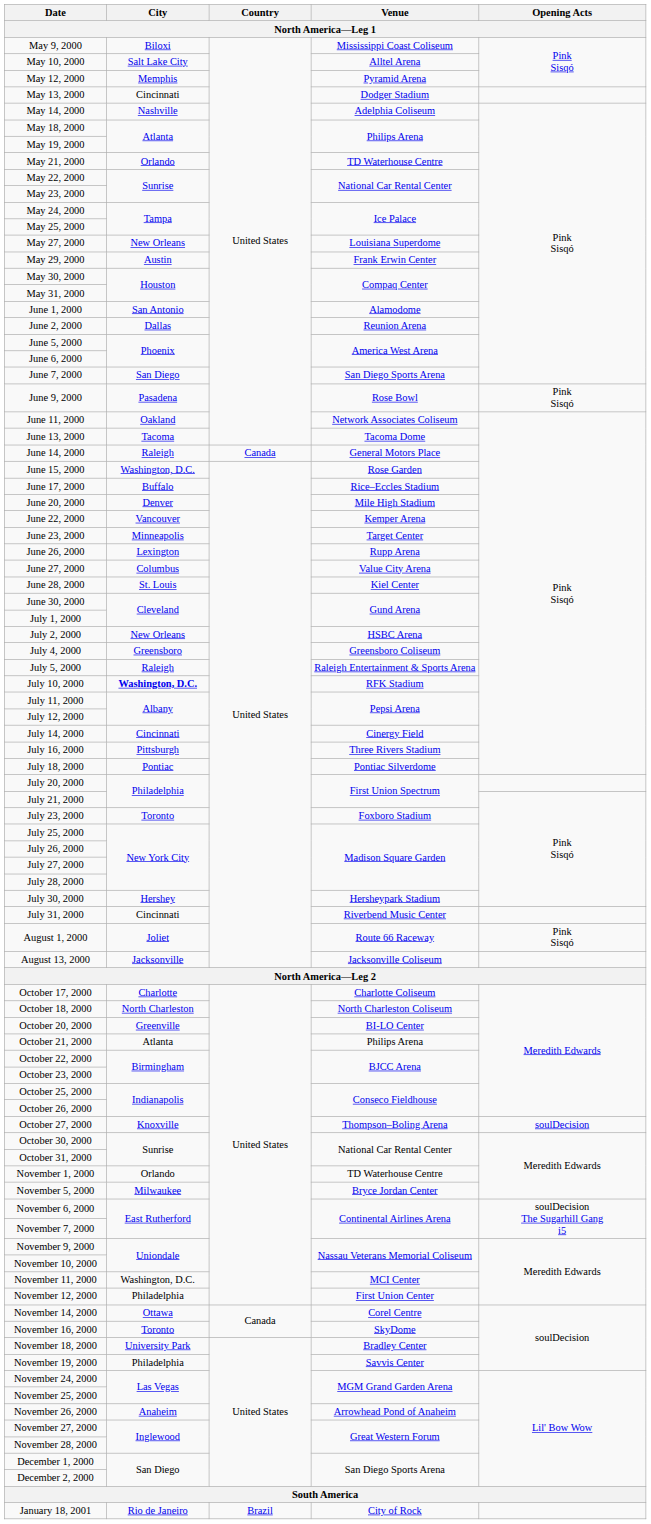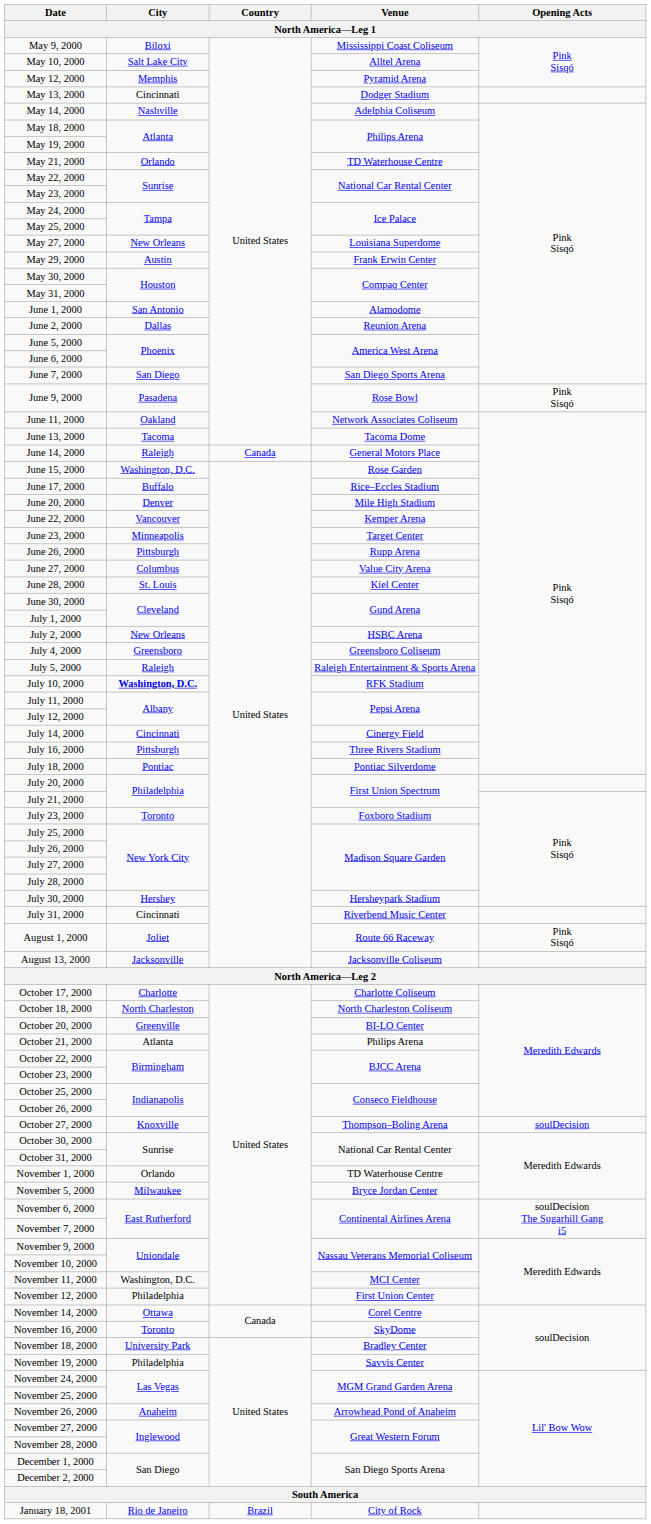(158, 552) Lexington -> (158, 552) Pittsburgh
